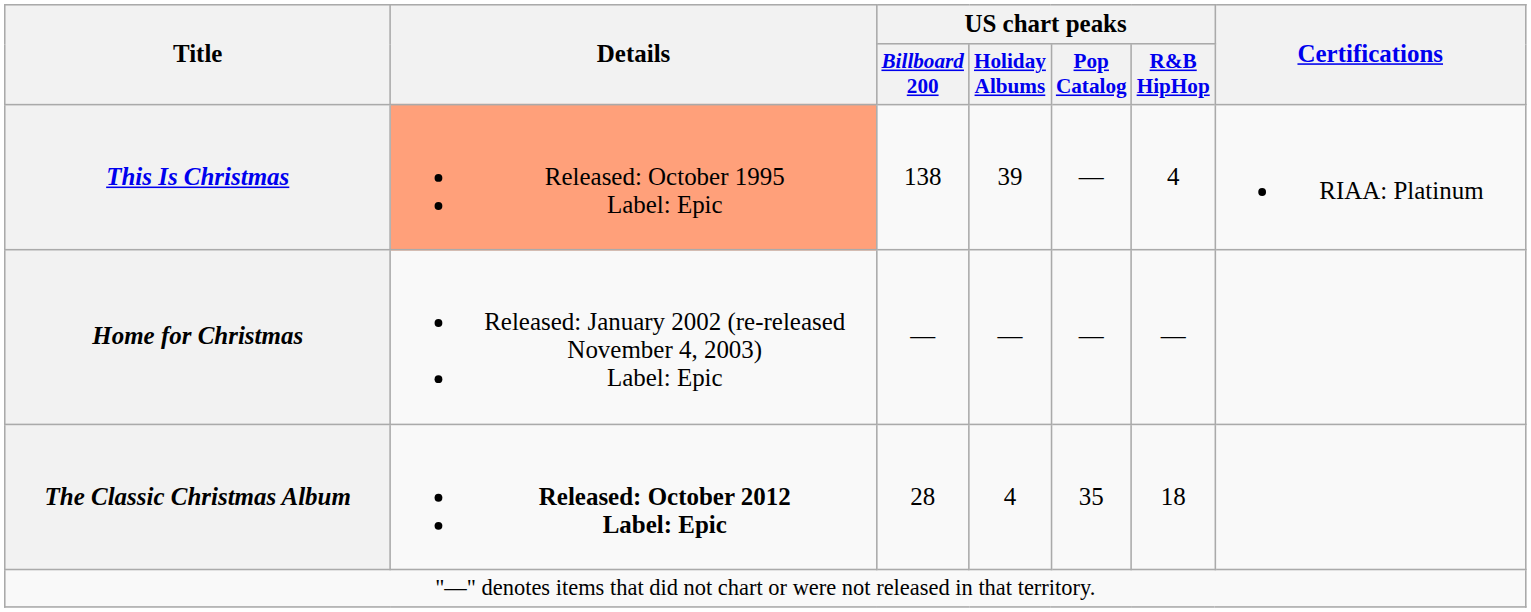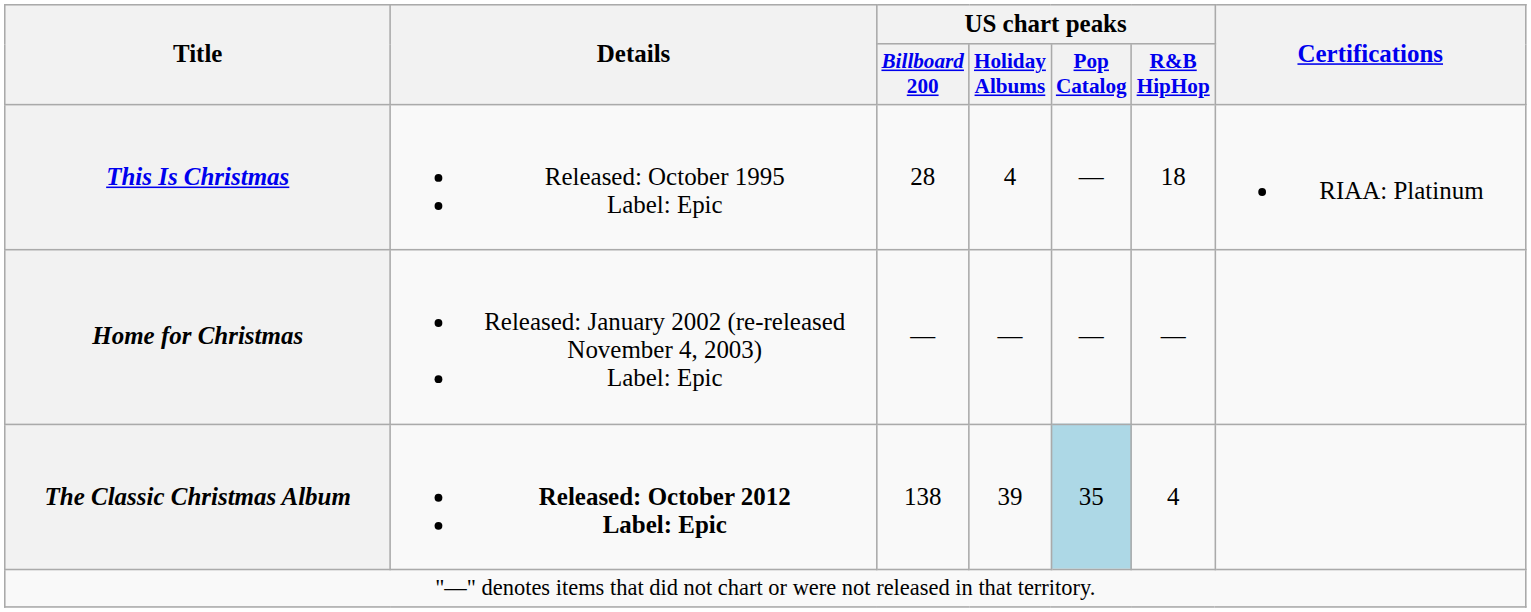(634, 191) lightsalmon background -> (634, 191) no background
(923, 176) 138 -> (923, 176) 28
(1010, 176) 39 -> (1010, 176) 4
(1173, 176) 4 -> (1173, 176) 18
(923, 496) 28 -> (923, 496) 138
(1010, 496) 4 -> (1010, 496) 39
(1091, 496) no background -> (1091, 496) lightblue background
(1173, 496) 18 -> (1173, 496) 4
